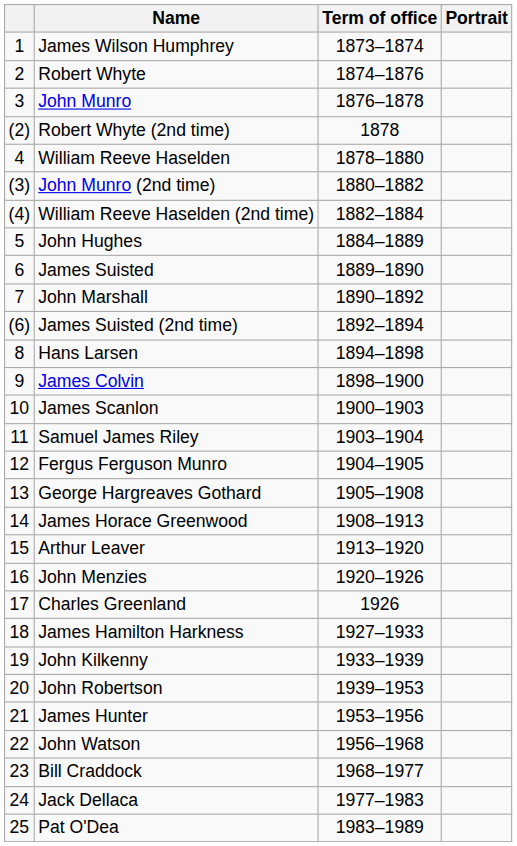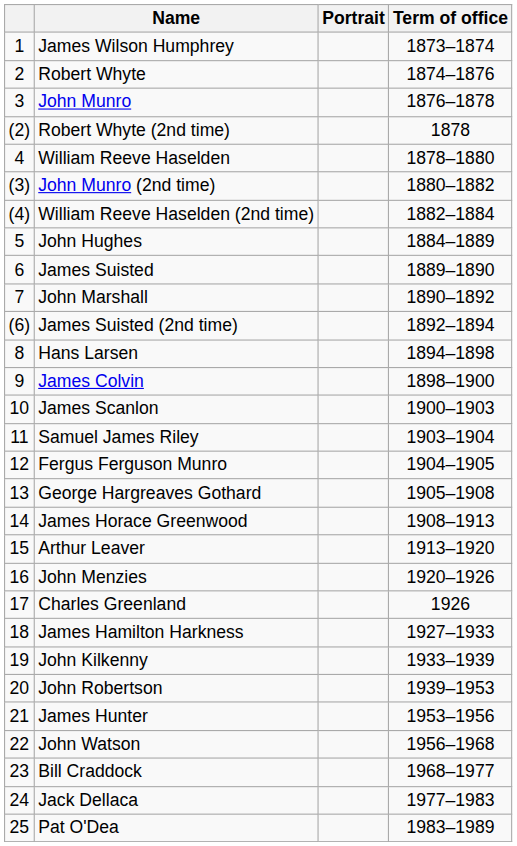columns swapped: (477, 18) <-> (380, 18)
